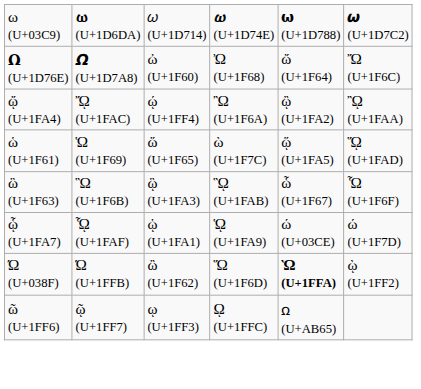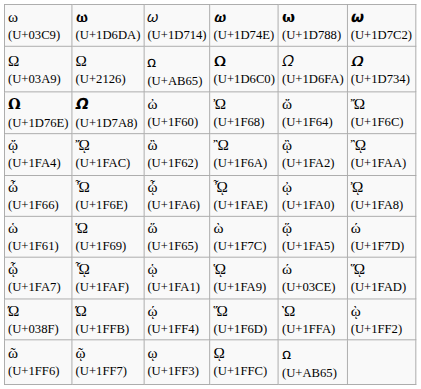+ row: (34, 69)
(173, 109) ῴ (U+1FF4) -> (173, 154) ὢ (U+1F62)
+ row: (33, 195)
(375, 150) ᾭ (U+1FAD) -> (377, 236) ώ (U+1F7D)
- row: (33, 191)
(374, 233) ώ (U+1F7D) -> (378, 278) ᾭ (U+1FAD)
(173, 274) ὢ (U+1F62) -> (173, 319) ῴ (U+1FF4)
(309, 274) bold -> (309, 319) normal
